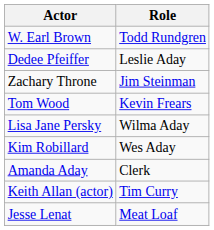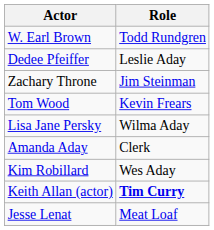rows swapped: (48, 147) <-> (48, 170)
(149, 192) normal -> (152, 192) bold
